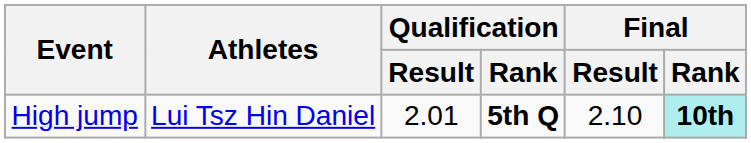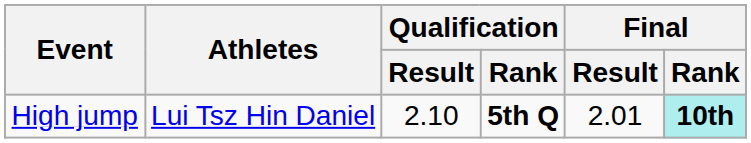(431, 116) 2.01 -> (431, 116) 2.10
(615, 116) 2.10 -> (615, 116) 2.01
